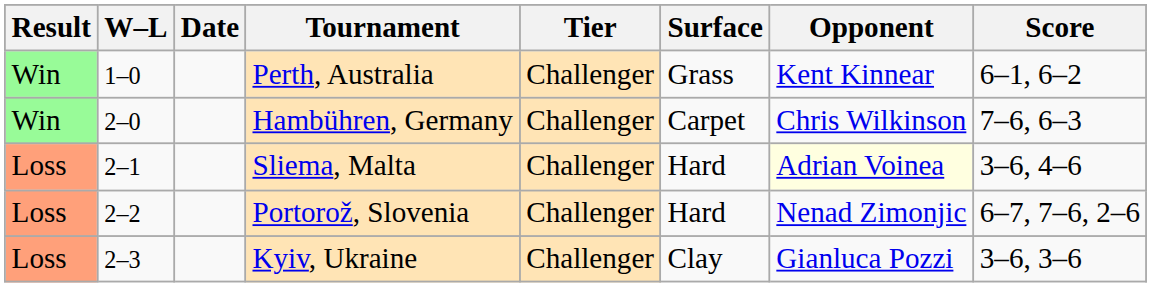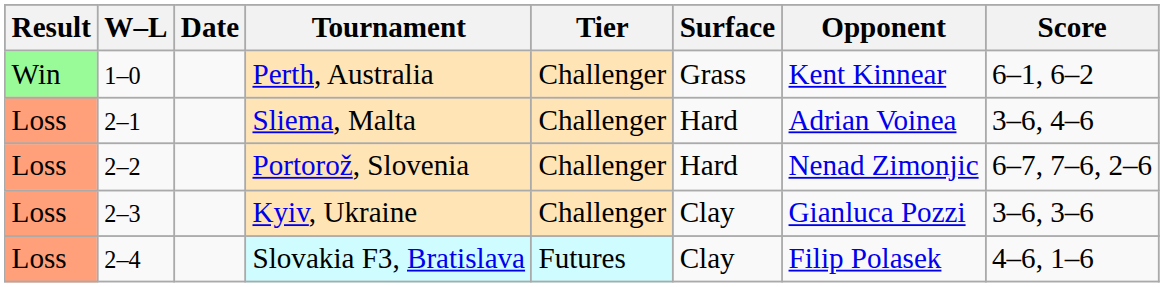- row: (383, 119)
(860, 166) lightyellow background -> (873, 119) no background
+ row: (389, 258)
